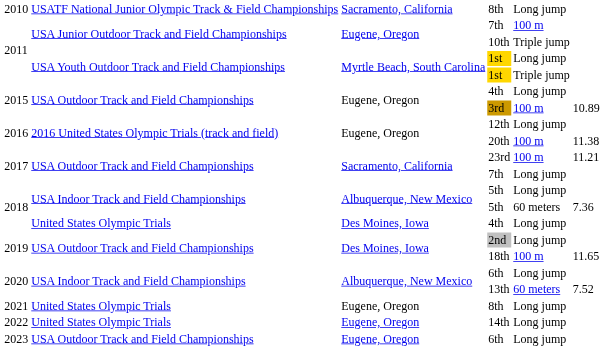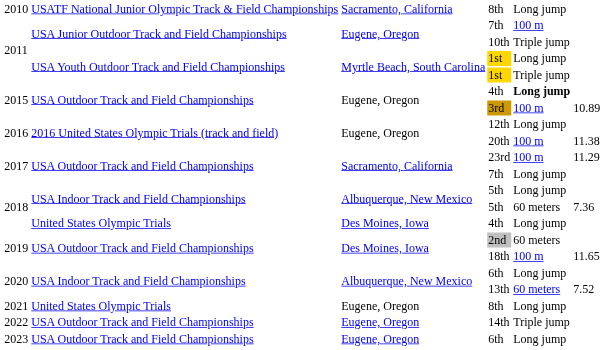(540, 91) normal -> (542, 91) bold
(586, 157) 11.21 -> (587, 157) 11.29
(540, 240) Long jump -> (537, 240) 60 meters
(101, 322) United States Olympic Trials -> (142, 322) USA Outdoor Track and Field Championships
(540, 322) Long jump -> (542, 322) Triple jump
